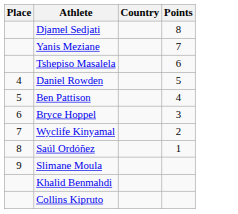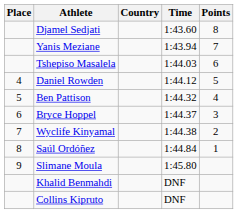+ column: (180, 13)
